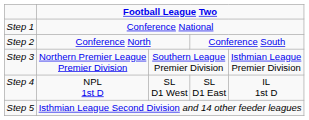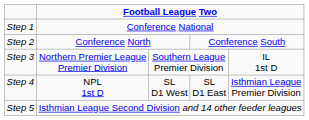(266, 62) Isthmian League Premier Division -> (266, 62) IL 1st D
(266, 87) IL 1st D -> (266, 87) Isthmian League Premier Division
